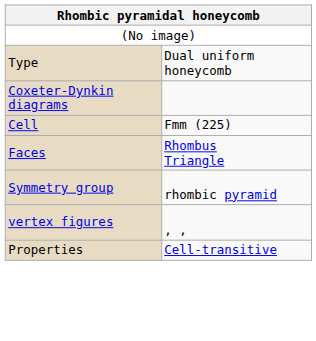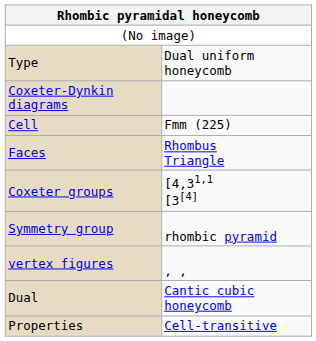+ row: (61, 191)
+ row: (23, 298)
